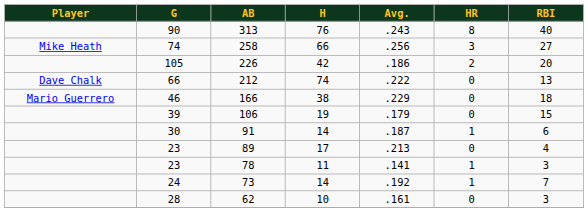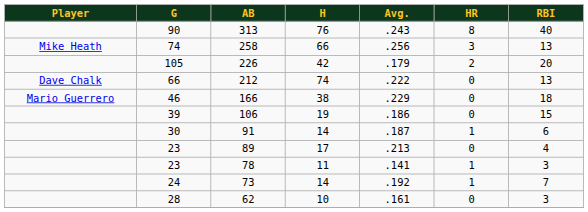(546, 47) 27 -> (546, 47) 13
(397, 64) .186 -> (397, 64) .179
(397, 115) .179 -> (397, 115) .186
